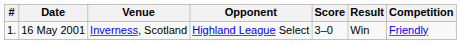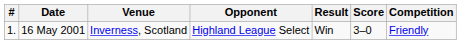columns swapped: (330, 13) <-> (367, 13)
